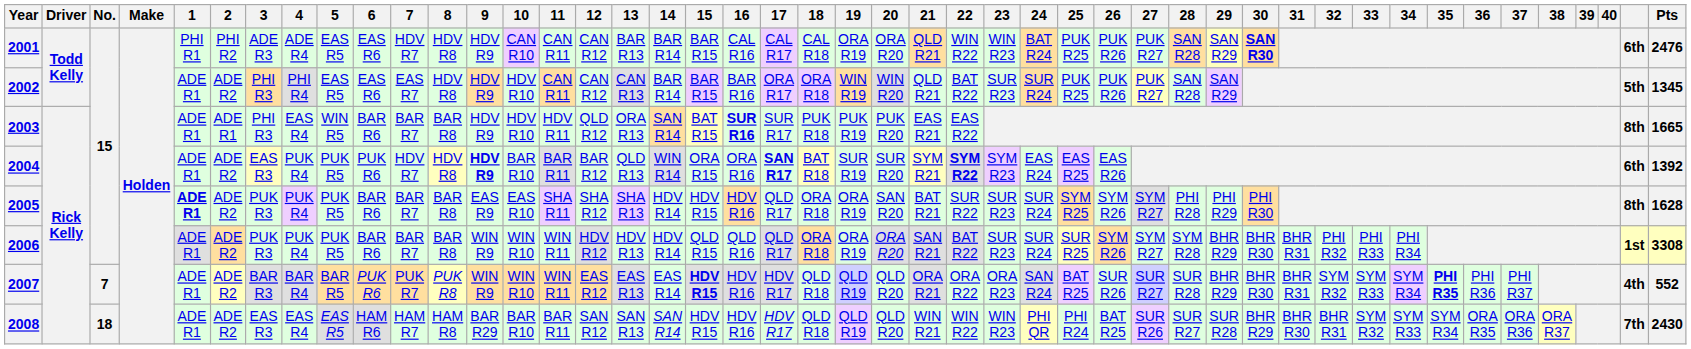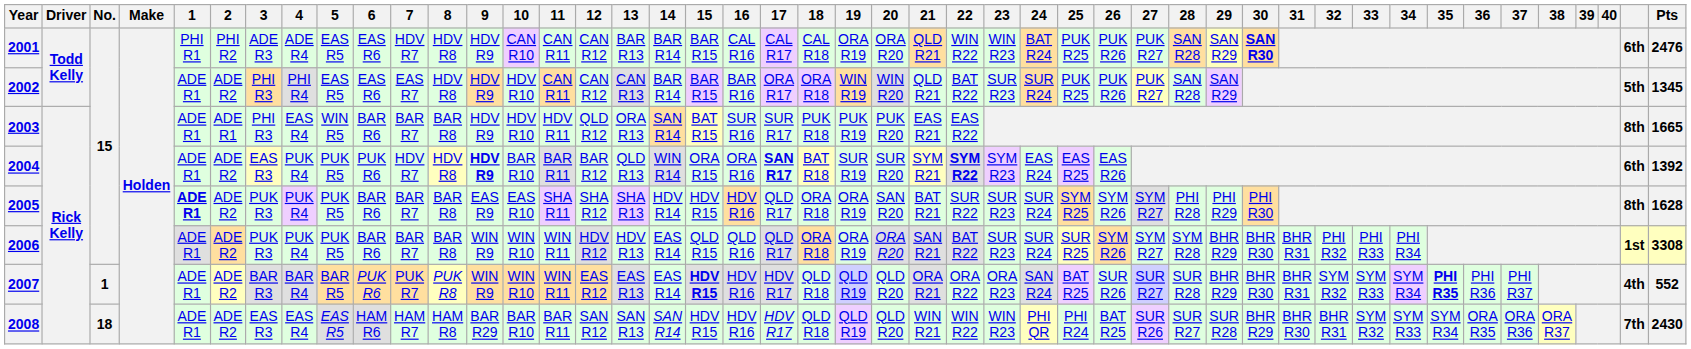(742, 127) bold -> (742, 127) normal
(668, 245) HDV R14 -> (668, 245) EAS R14
(105, 285) 7 -> (105, 285) 1
